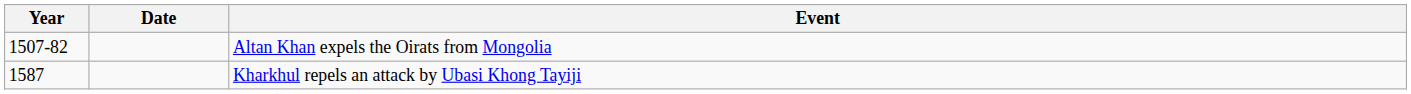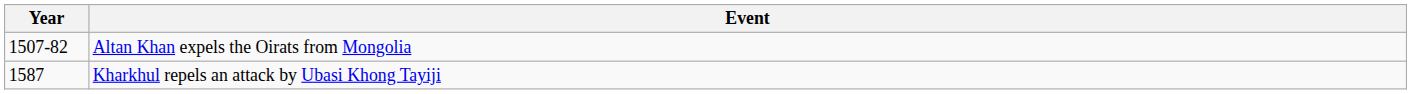- column: (159, 18)
